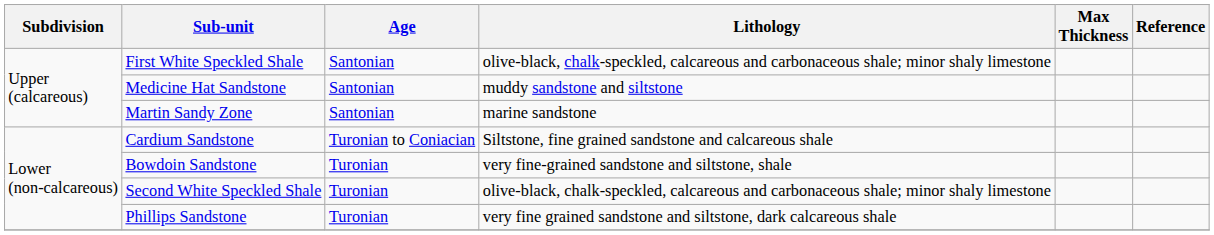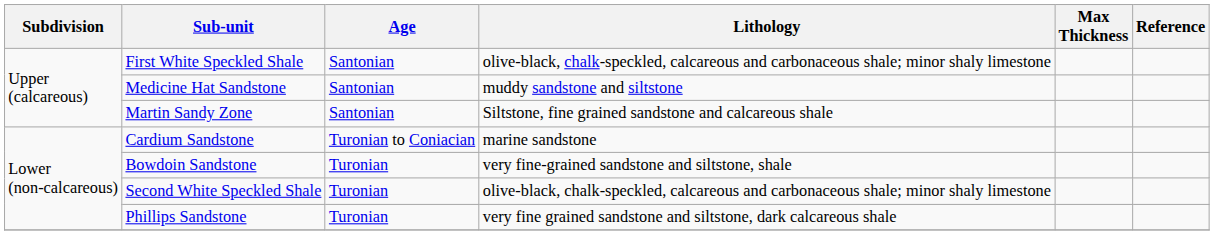(540, 113) marine sandstone -> (658, 113) Siltstone, fine grained sandstone and calcareous shale
(658, 139) Siltstone, fine grained sandstone and calcareous shale -> (540, 139) marine sandstone
